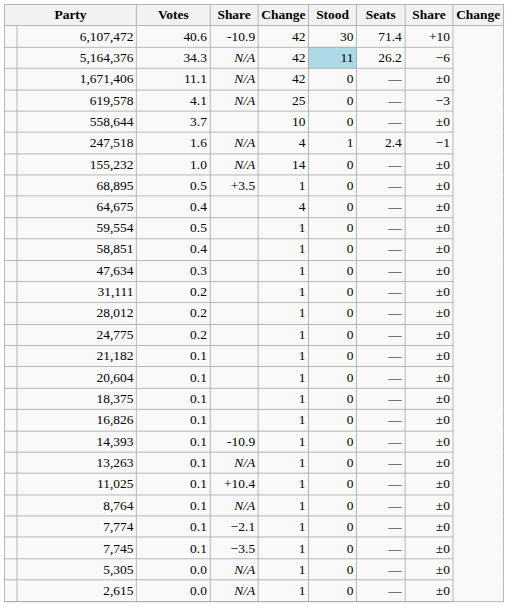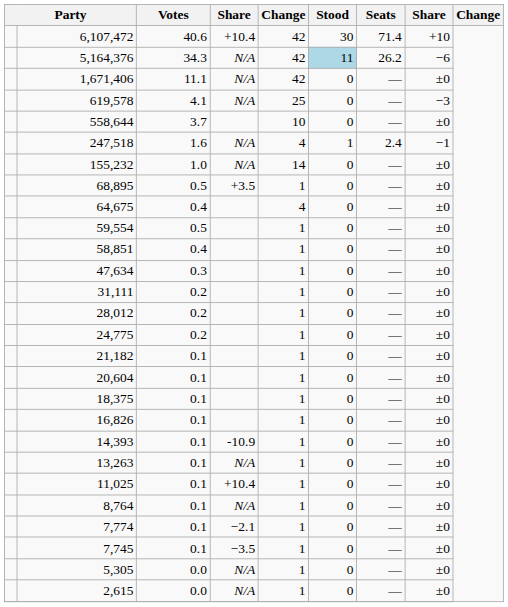(241, 36) -10.9 -> (240, 36) +10.4
